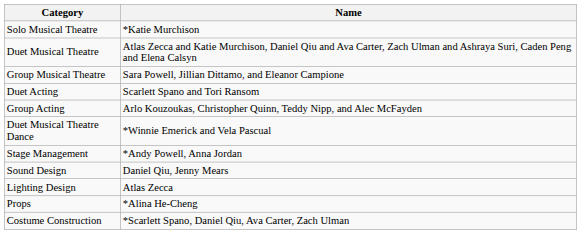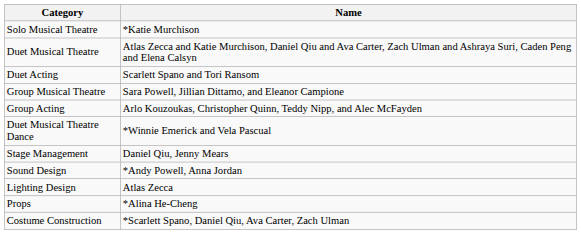rows swapped: (56, 74) <-> (32, 91)
(182, 153) *Andy Powell, Anna Jordan -> (176, 153) Daniel Qiu, Jenny Mears
(176, 170) Daniel Qiu, Jenny Mears -> (182, 170) *Andy Powell, Anna Jordan
